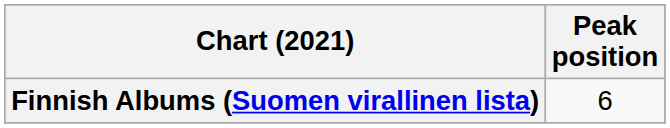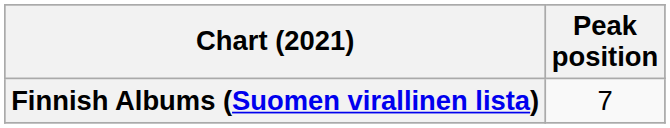(605, 100) 6 -> (605, 100) 7
